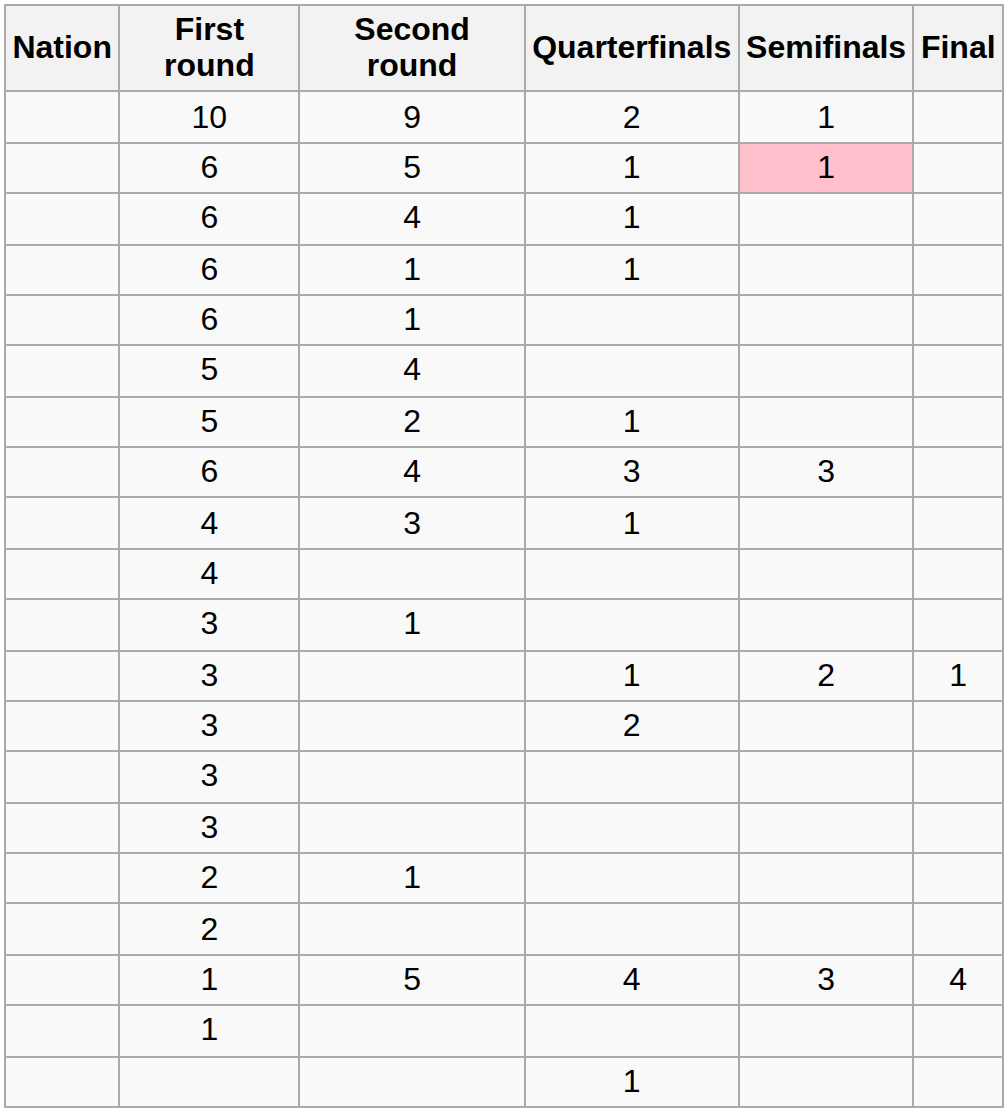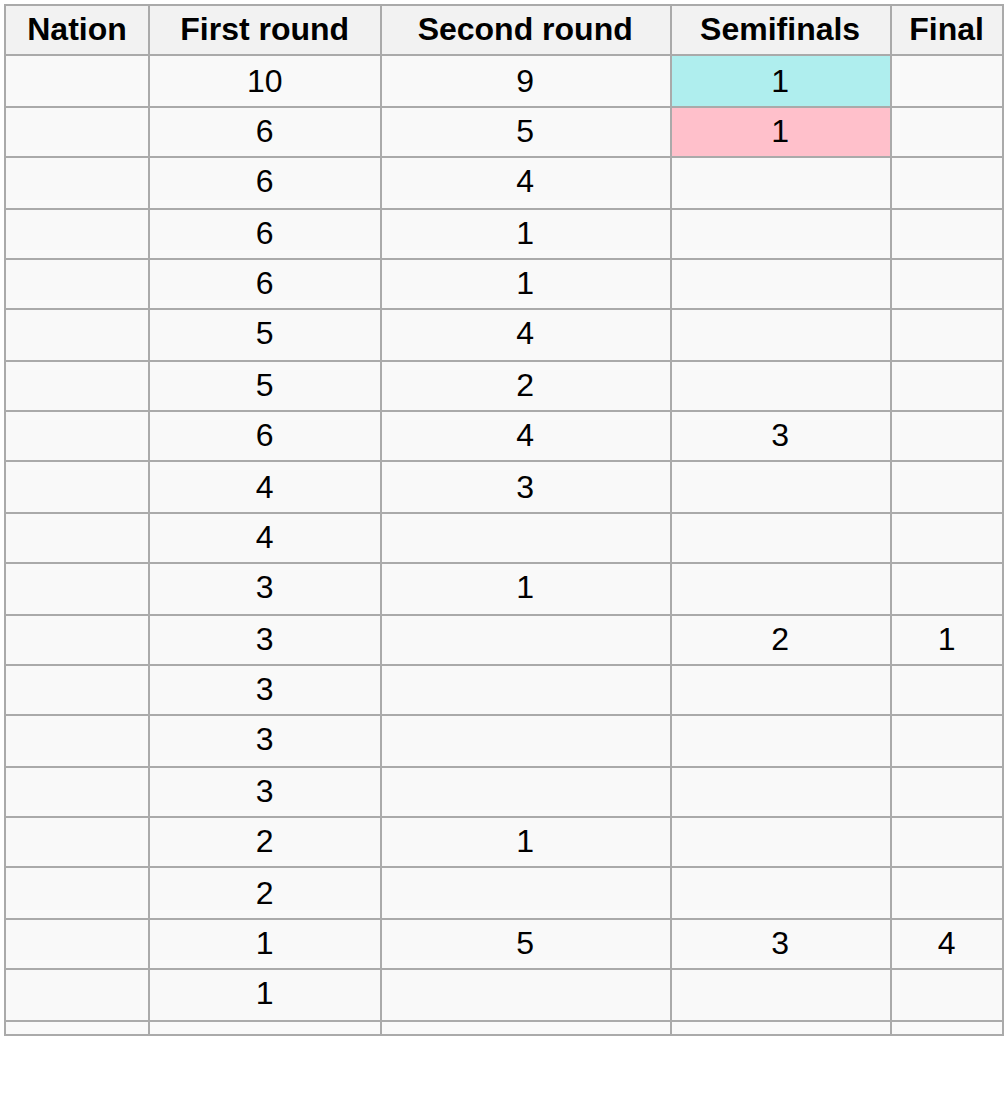- column: (632, 47)
(826, 116) no background -> (780, 80) paleturquoise background
